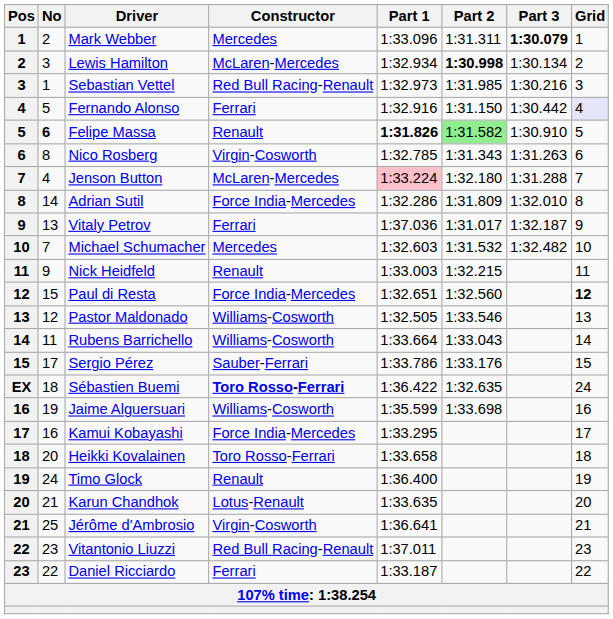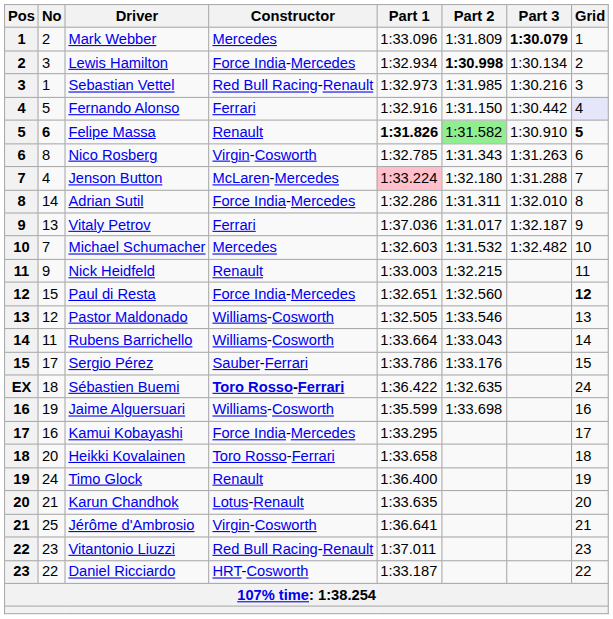(473, 39) 1:31.311 -> (474, 39) 1:31.809
(276, 62) McLaren-Mercedes -> (284, 62) Force India-Mercedes
(579, 131) normal -> (579, 131) bold
(474, 201) 1:31.809 -> (473, 201) 1:31.311
(234, 571) Ferrari -> (260, 571) HRT-Cosworth
